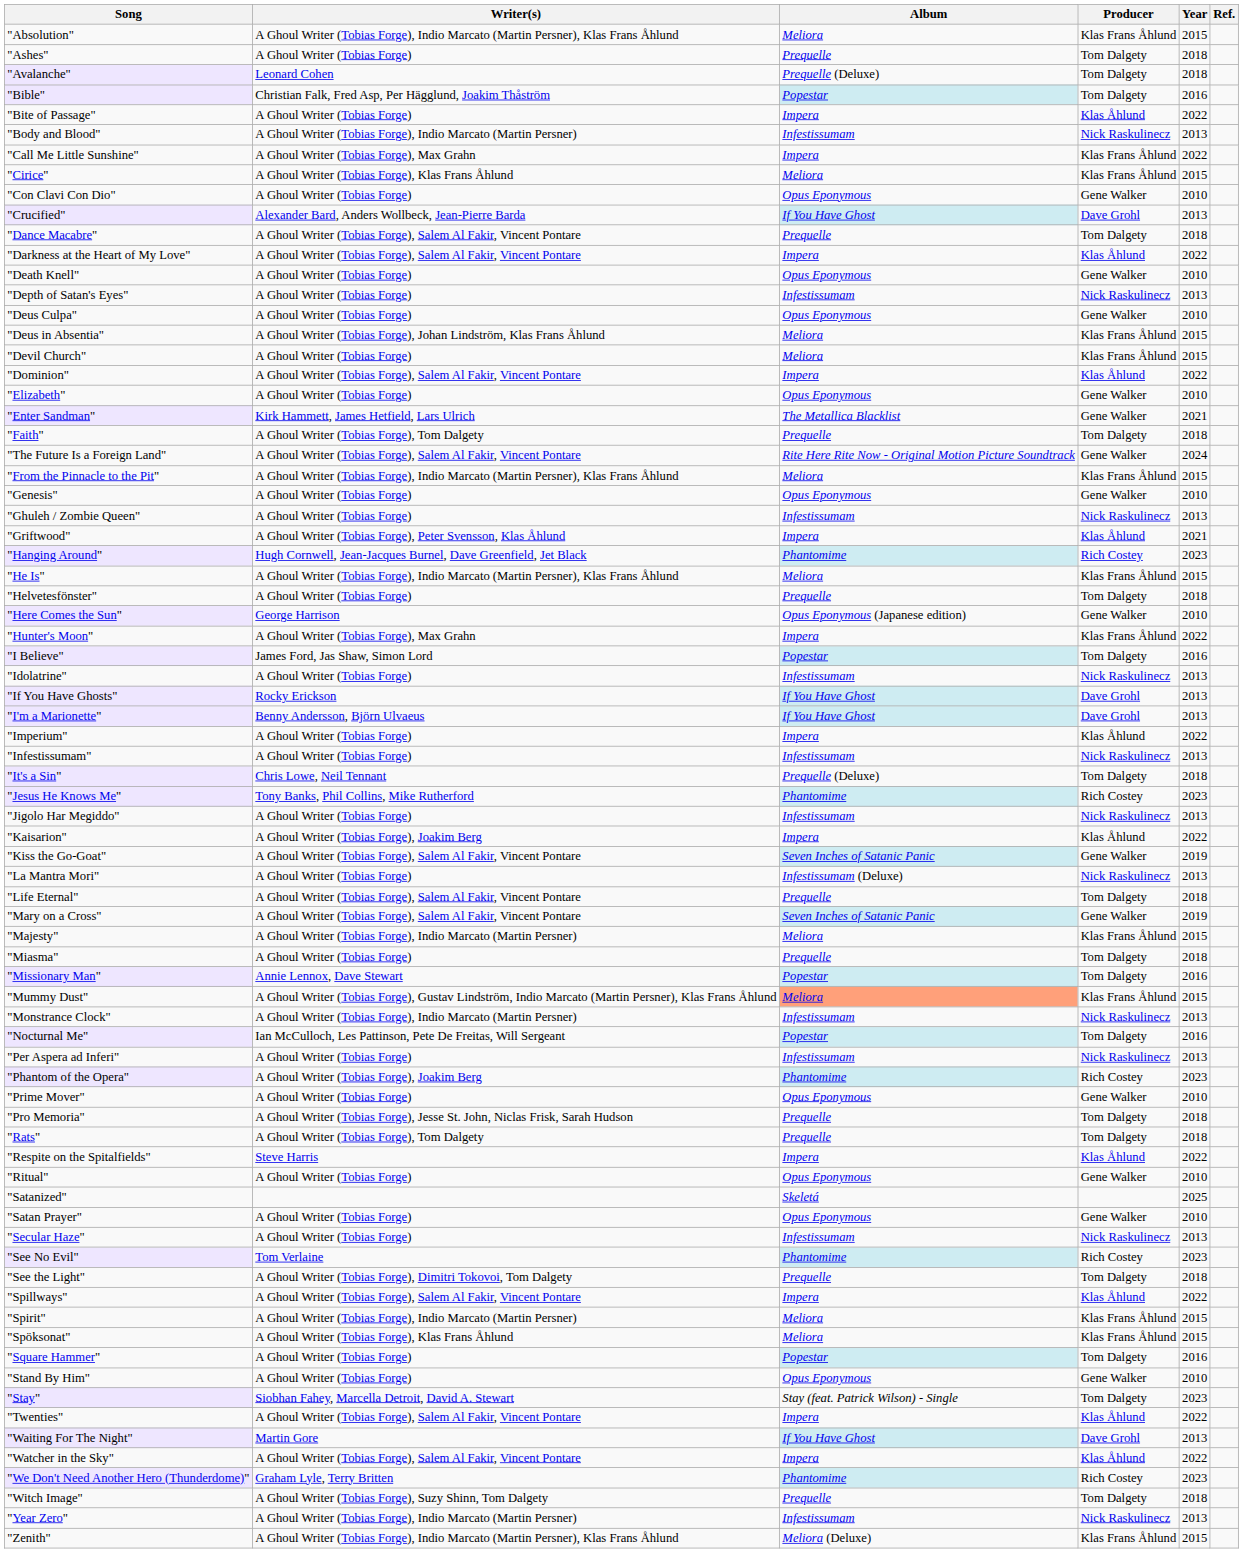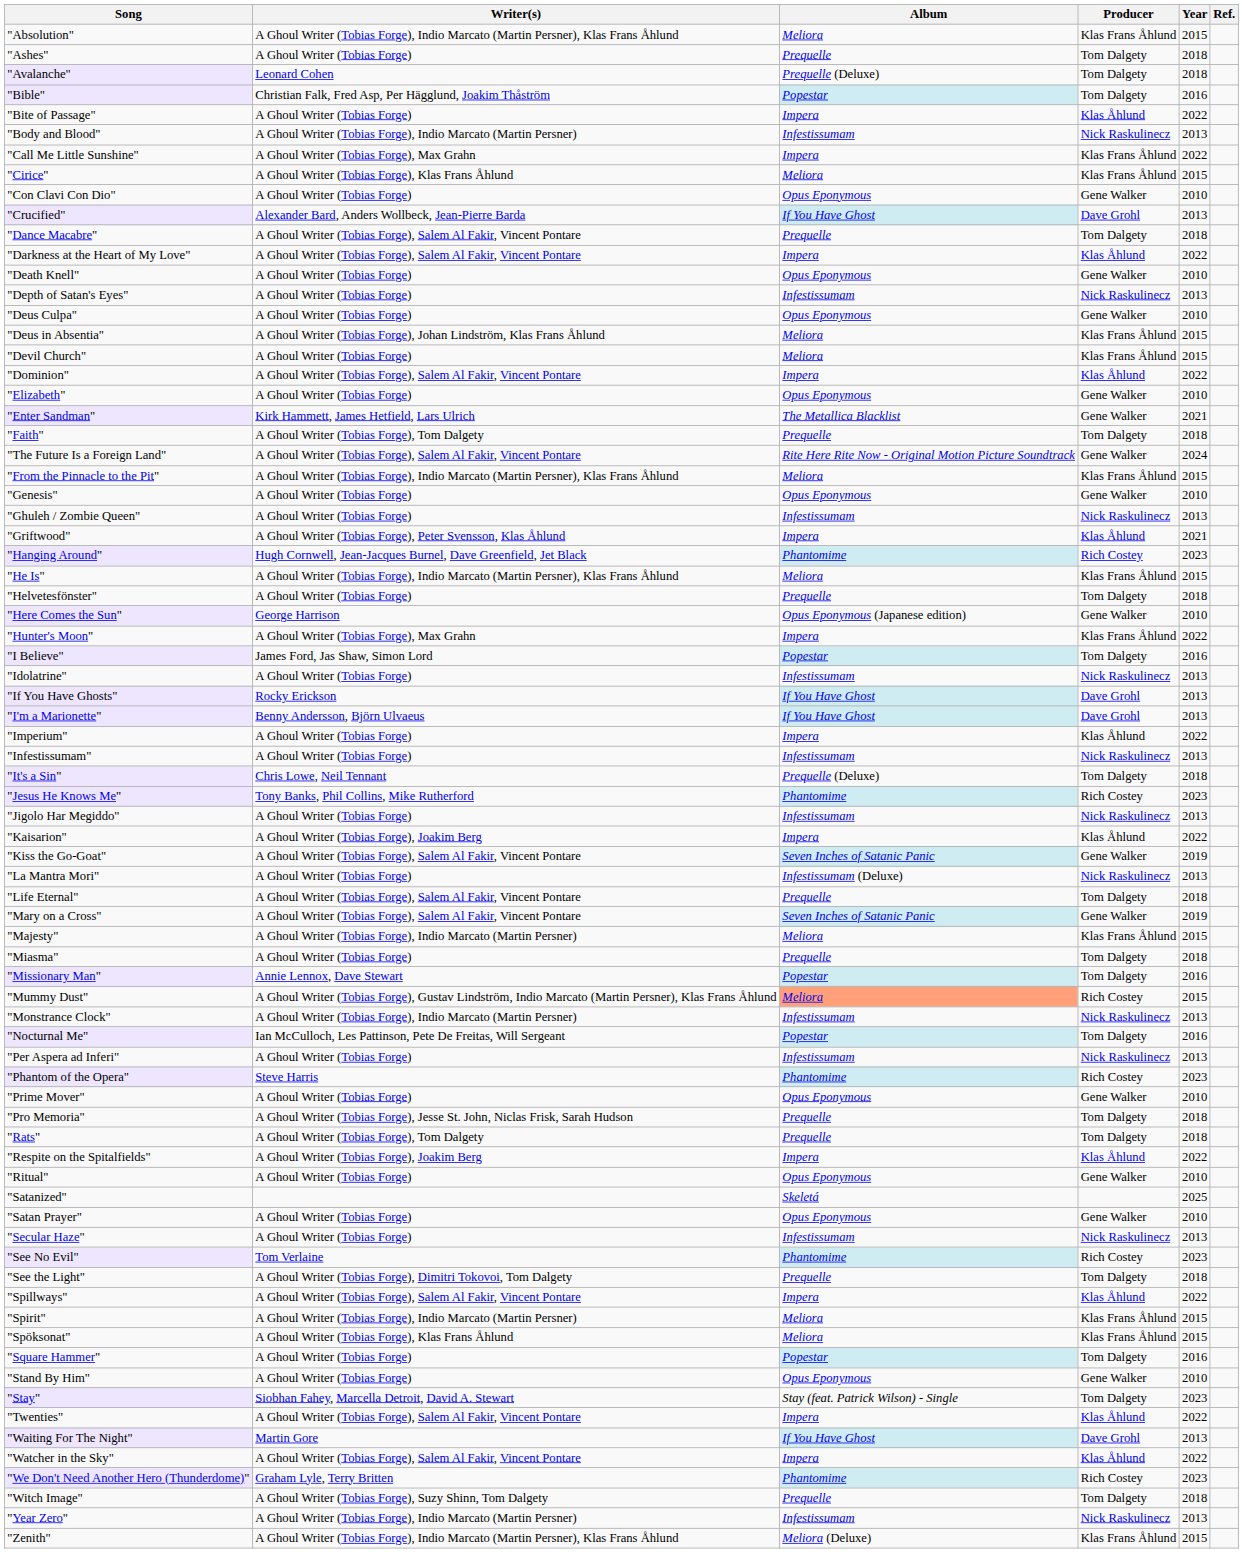(1128, 996) Klas Frans Åhlund -> (1112, 996) Rich Costey
(369, 1076) A Ghoul Writer (Tobias Forge), Joakim Berg -> (287, 1076) Steve Harris
(287, 1157) Steve Harris -> (369, 1157) A Ghoul Writer (Tobias Forge), Joakim Berg
